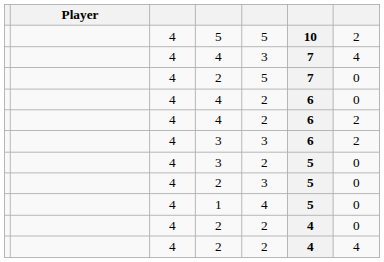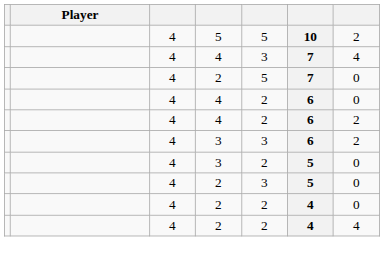- row: (7, 204)
